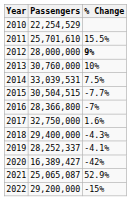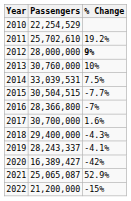(55, 38) 25,701,610 -> (55, 38) 25,702,610
(97, 38) 15.5% -> (97, 38) 19.2%
(55, 120) 32,750,000 -> (55, 120) 30,700,000
(55, 148) 28,252,337 -> (55, 148) 28,243,337
(55, 189) 29,200,000 -> (55, 189) 21,200,000
